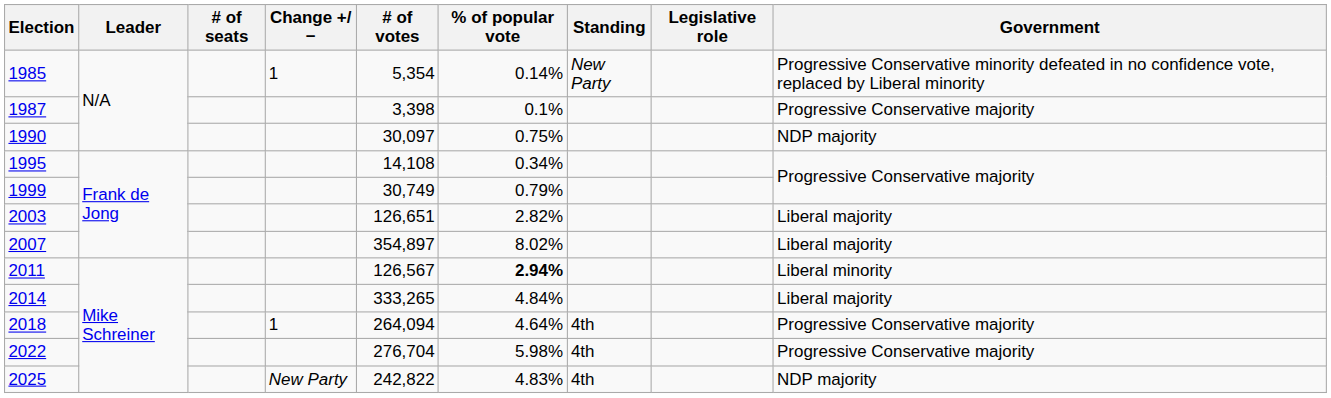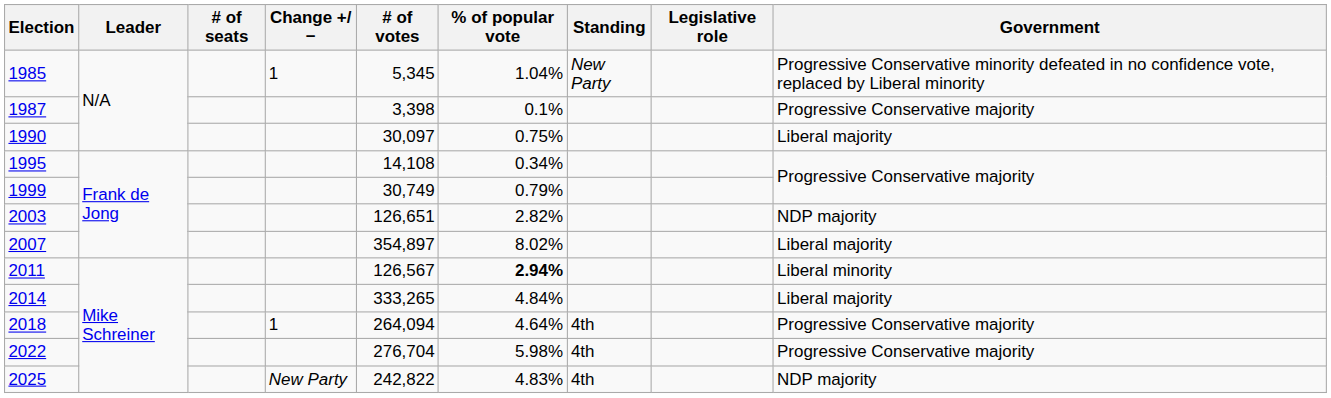(413, 73) 5,354 -> (413, 73) 5,345
(539, 73) 0.14% -> (539, 73) 1.04%
(827, 136) NDP majority -> (835, 136) Liberal majority
(835, 217) Liberal majority -> (827, 217) NDP majority
